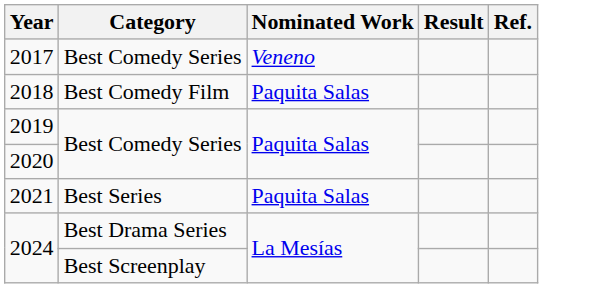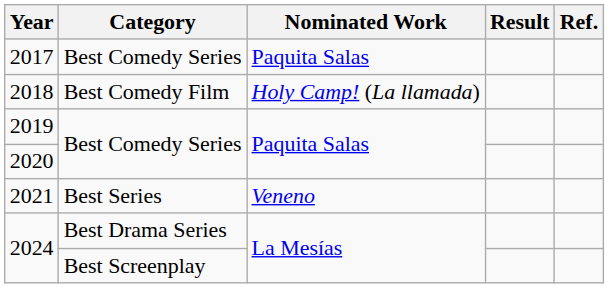(283, 56) Veneno -> (310, 56) Paquita Salas
(310, 91) Paquita Salas -> (366, 91) Holy Camp! (La llamada)
(310, 195) Paquita Salas -> (283, 195) Veneno
